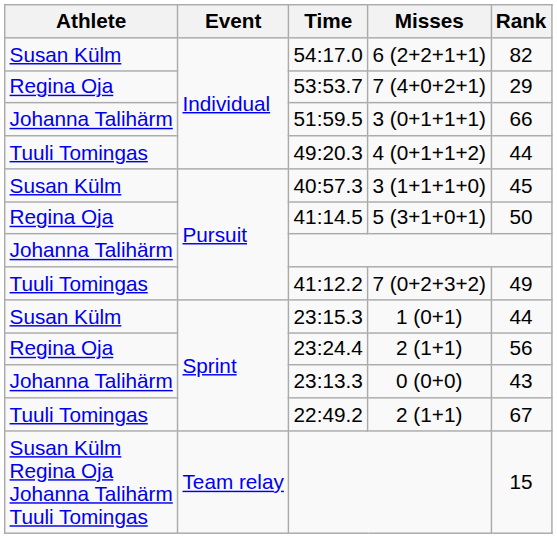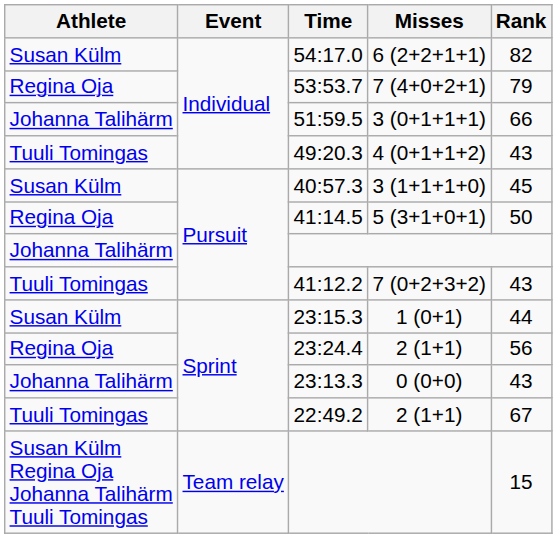(521, 87) 29 -> (521, 87) 79
(521, 153) 44 -> (521, 153) 43
(521, 284) 49 -> (521, 284) 43
